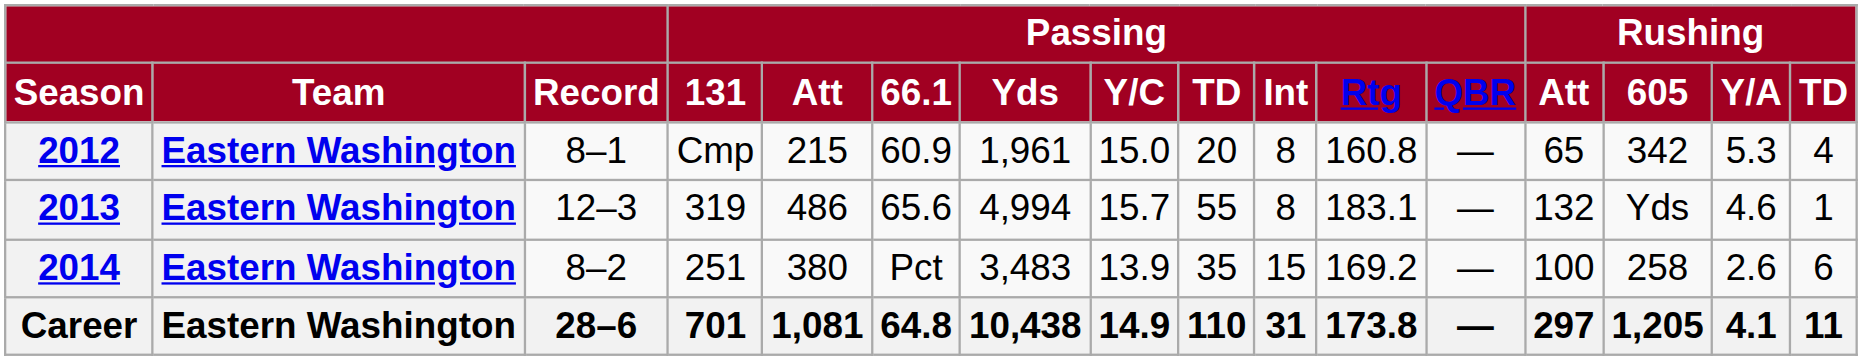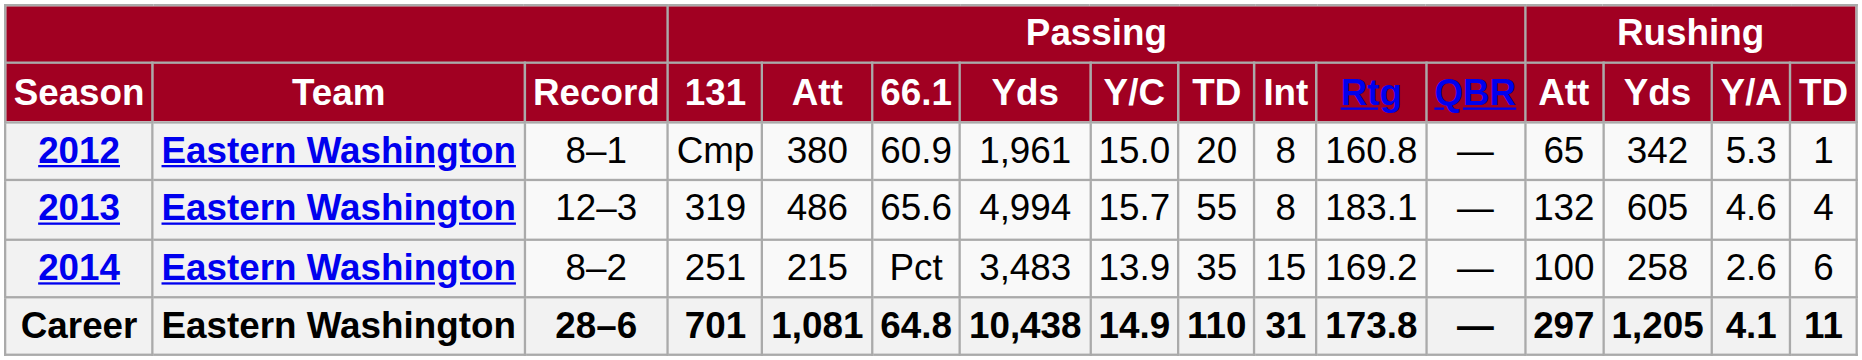(1658, 92) 605 -> (1658, 92) Yds
(817, 150) 215 -> (817, 150) 380
(1823, 150) 4 -> (1823, 150) 1
(1658, 208) Yds -> (1658, 208) 605
(1823, 208) 1 -> (1823, 208) 4
(817, 267) 380 -> (817, 267) 215
